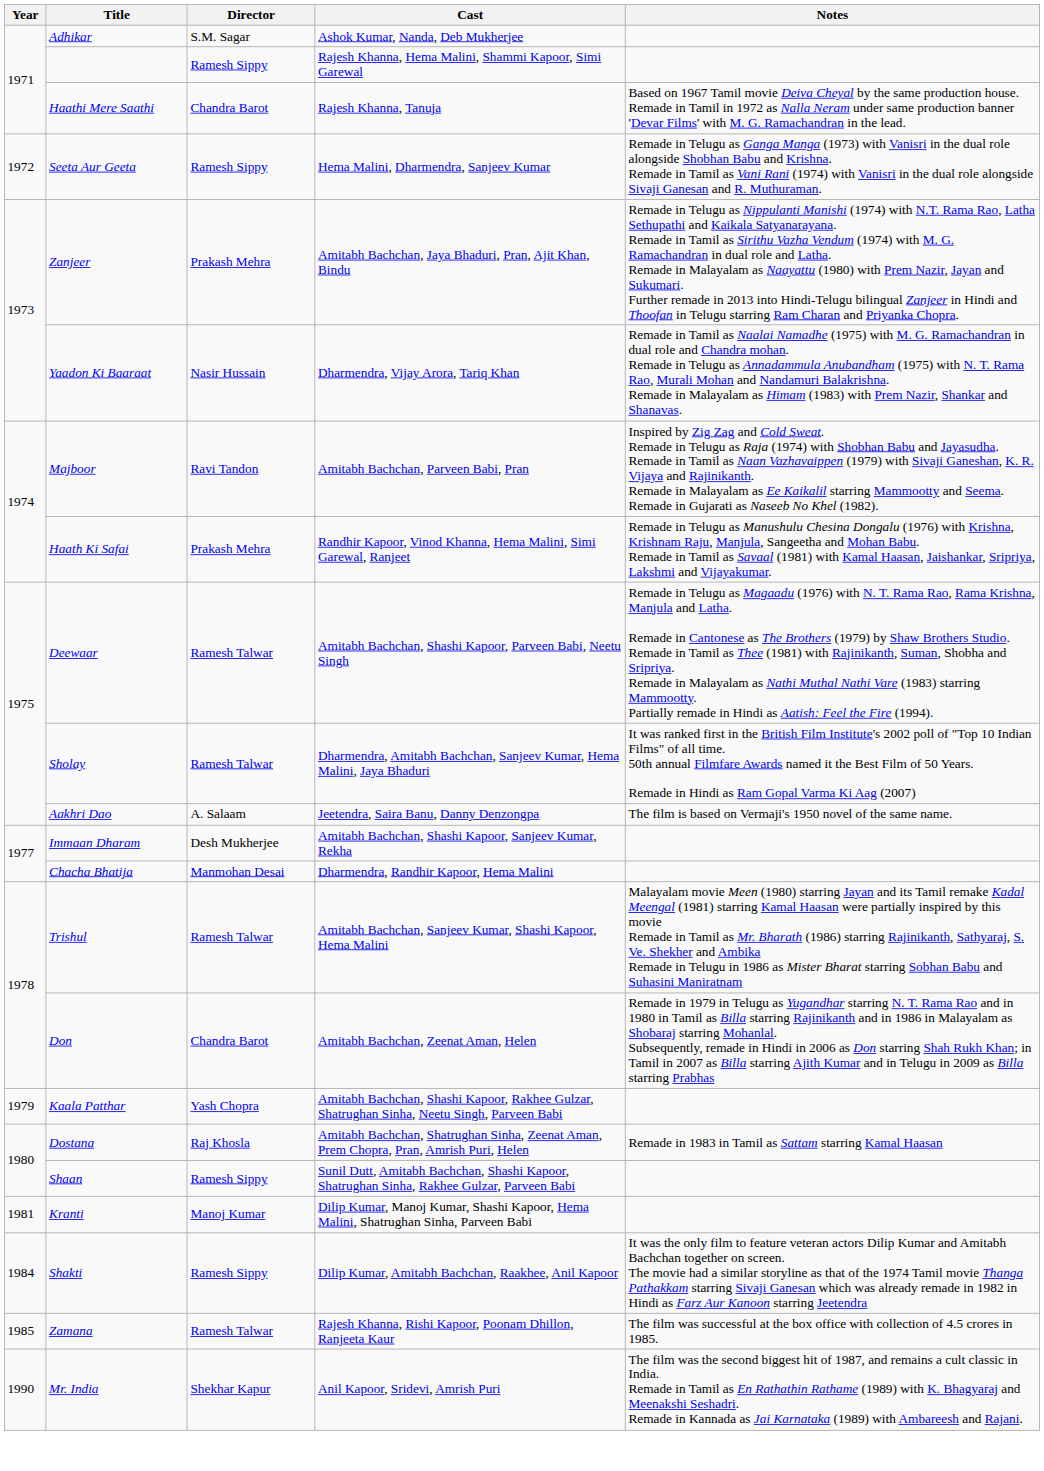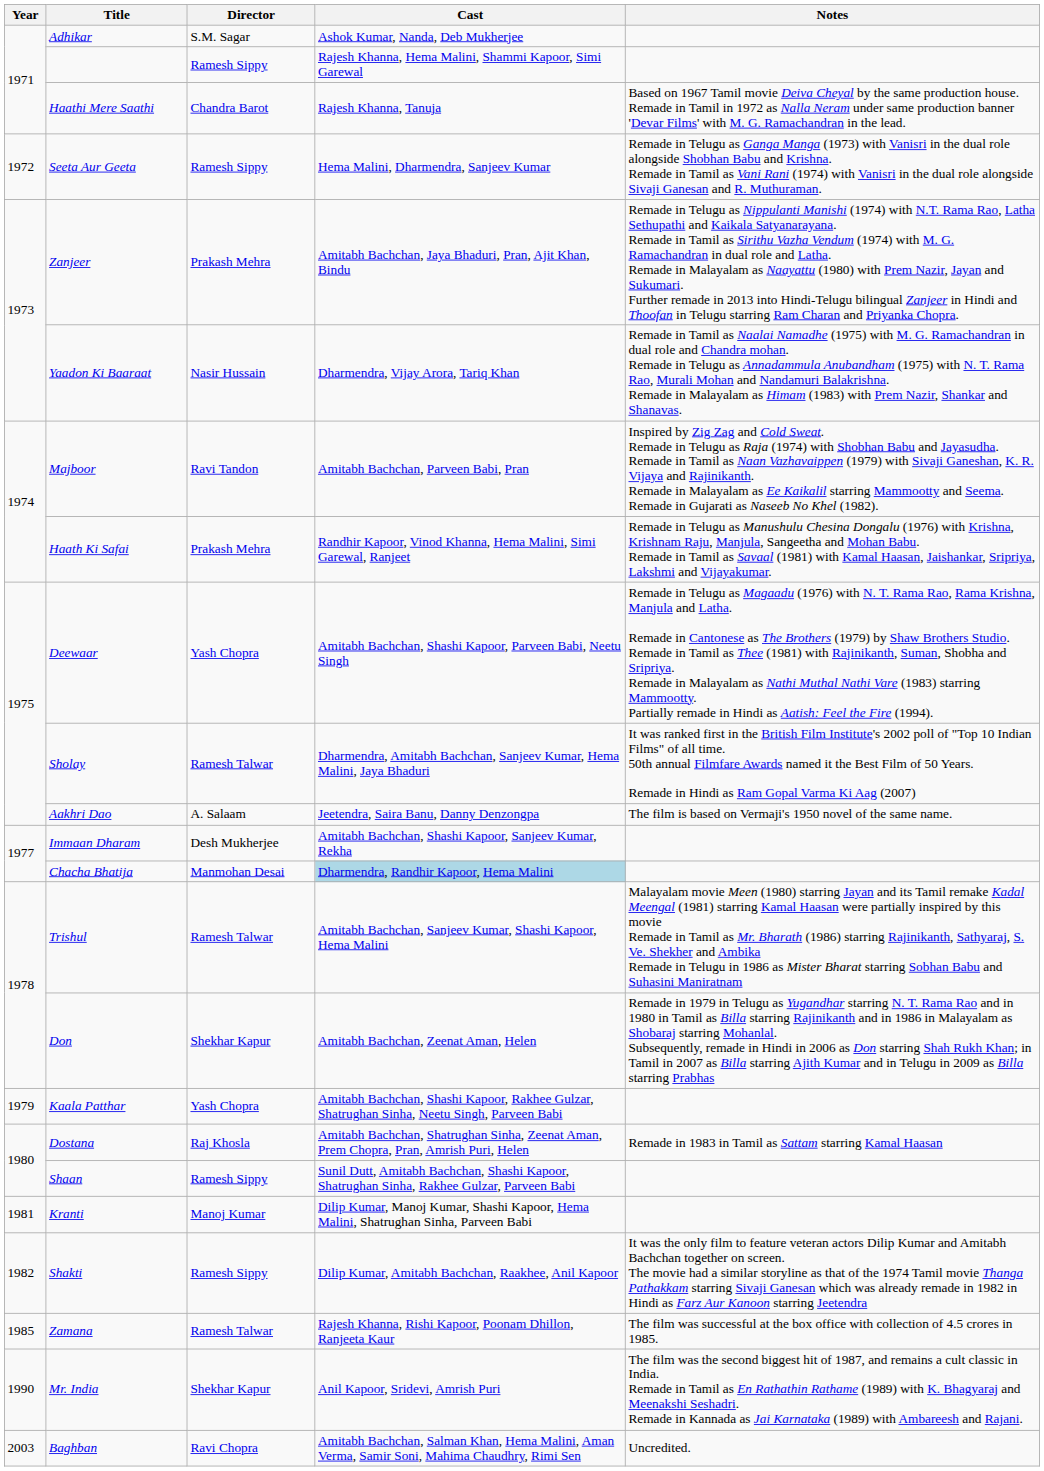(232, 652) Ramesh Talwar -> (225, 652) Yash Chopra
(436, 871) no background -> (436, 871) lightblue background
(229, 1040) Chandra Barot -> (230, 1040) Shekhar Kapur
(21, 1272) 1984 -> (21, 1272) 1982
+ row: (73, 1448)
